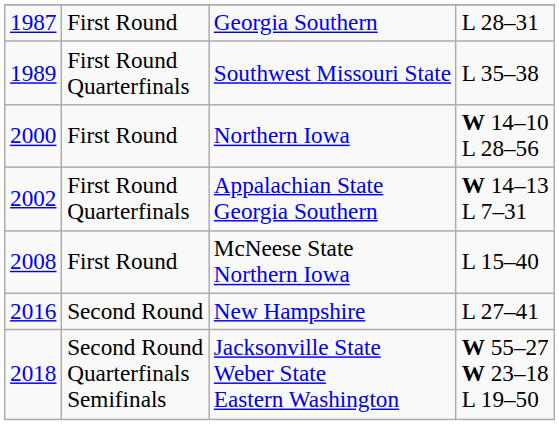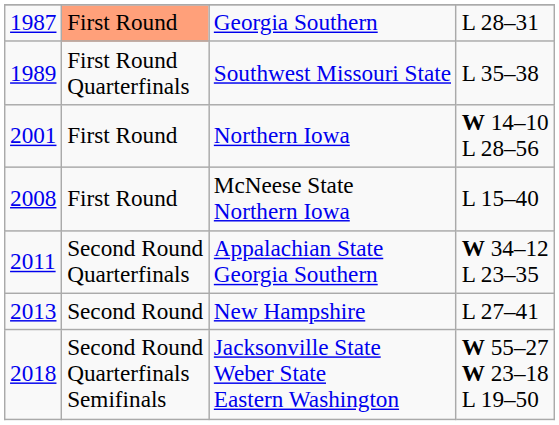(122, 22) no background -> (122, 22) lightsalmon background
(33, 135) 2000 -> (33, 135) 2001
- row: (505, 198)
+ row: (505, 261)
(33, 311) 2016 -> (33, 311) 2013
